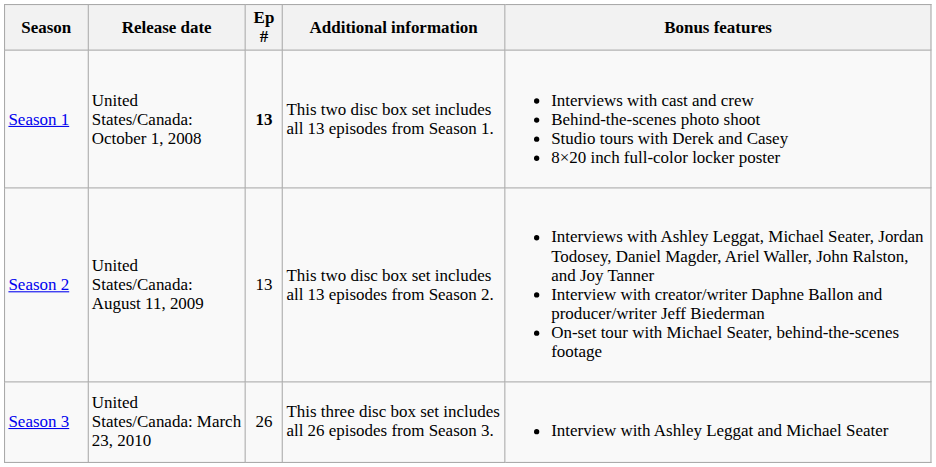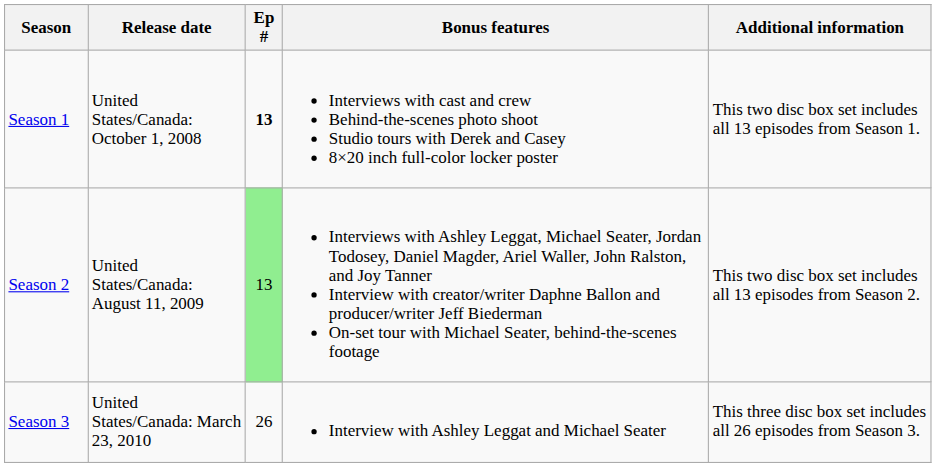columns swapped: (394, 27) <-> (718, 27)
(264, 284) no background -> (264, 284) lightgreen background
